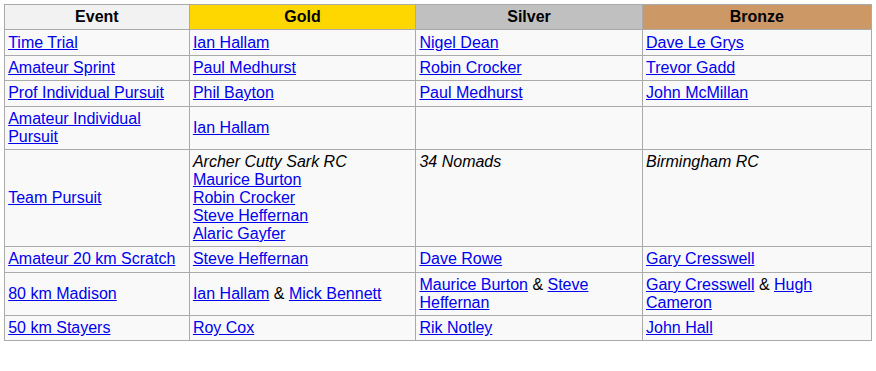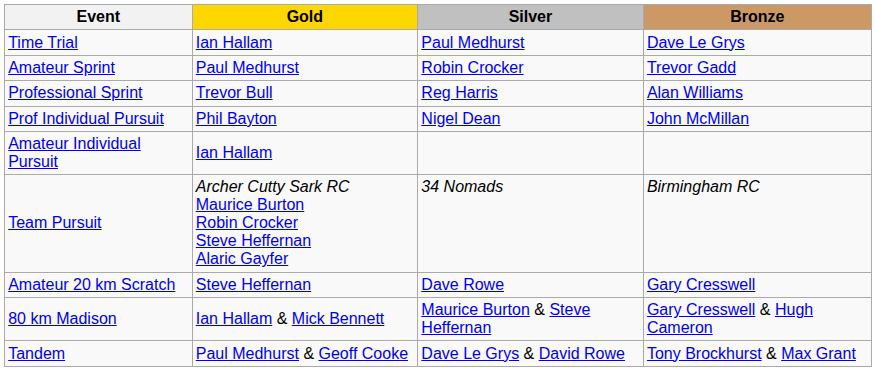(459, 42) Nigel Dean -> (473, 42) Paul Medhurst
+ row: (75, 93)
(471, 93) Paul Medhurst -> (461, 118) Nigel Dean
+ row: (37, 353)
- row: (59, 328)
